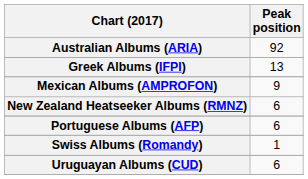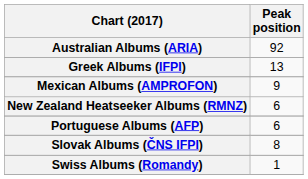+ row: (127, 145)
- row: (127, 164)
